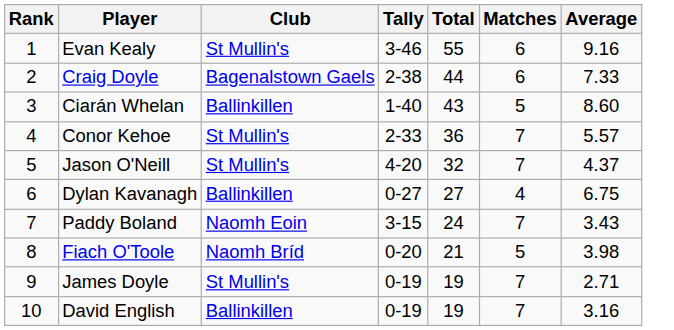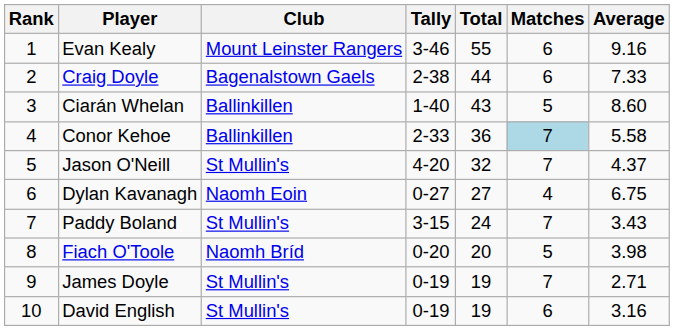(247, 48) St Mullin's -> (304, 48) Mount Leinster Rangers
(247, 135) St Mullin's -> (249, 135) Ballinkillen
(520, 135) no background -> (548, 135) lightblue background
(601, 135) 5.57 -> (629, 135) 5.58
(249, 194) Ballinkillen -> (256, 194) Naomh Eoin
(256, 223) Naomh Eoin -> (247, 223) St Mullin's
(453, 252) 21 -> (481, 252) 20
(249, 310) Ballinkillen -> (247, 310) St Mullin's
(520, 310) 7 -> (548, 310) 6
